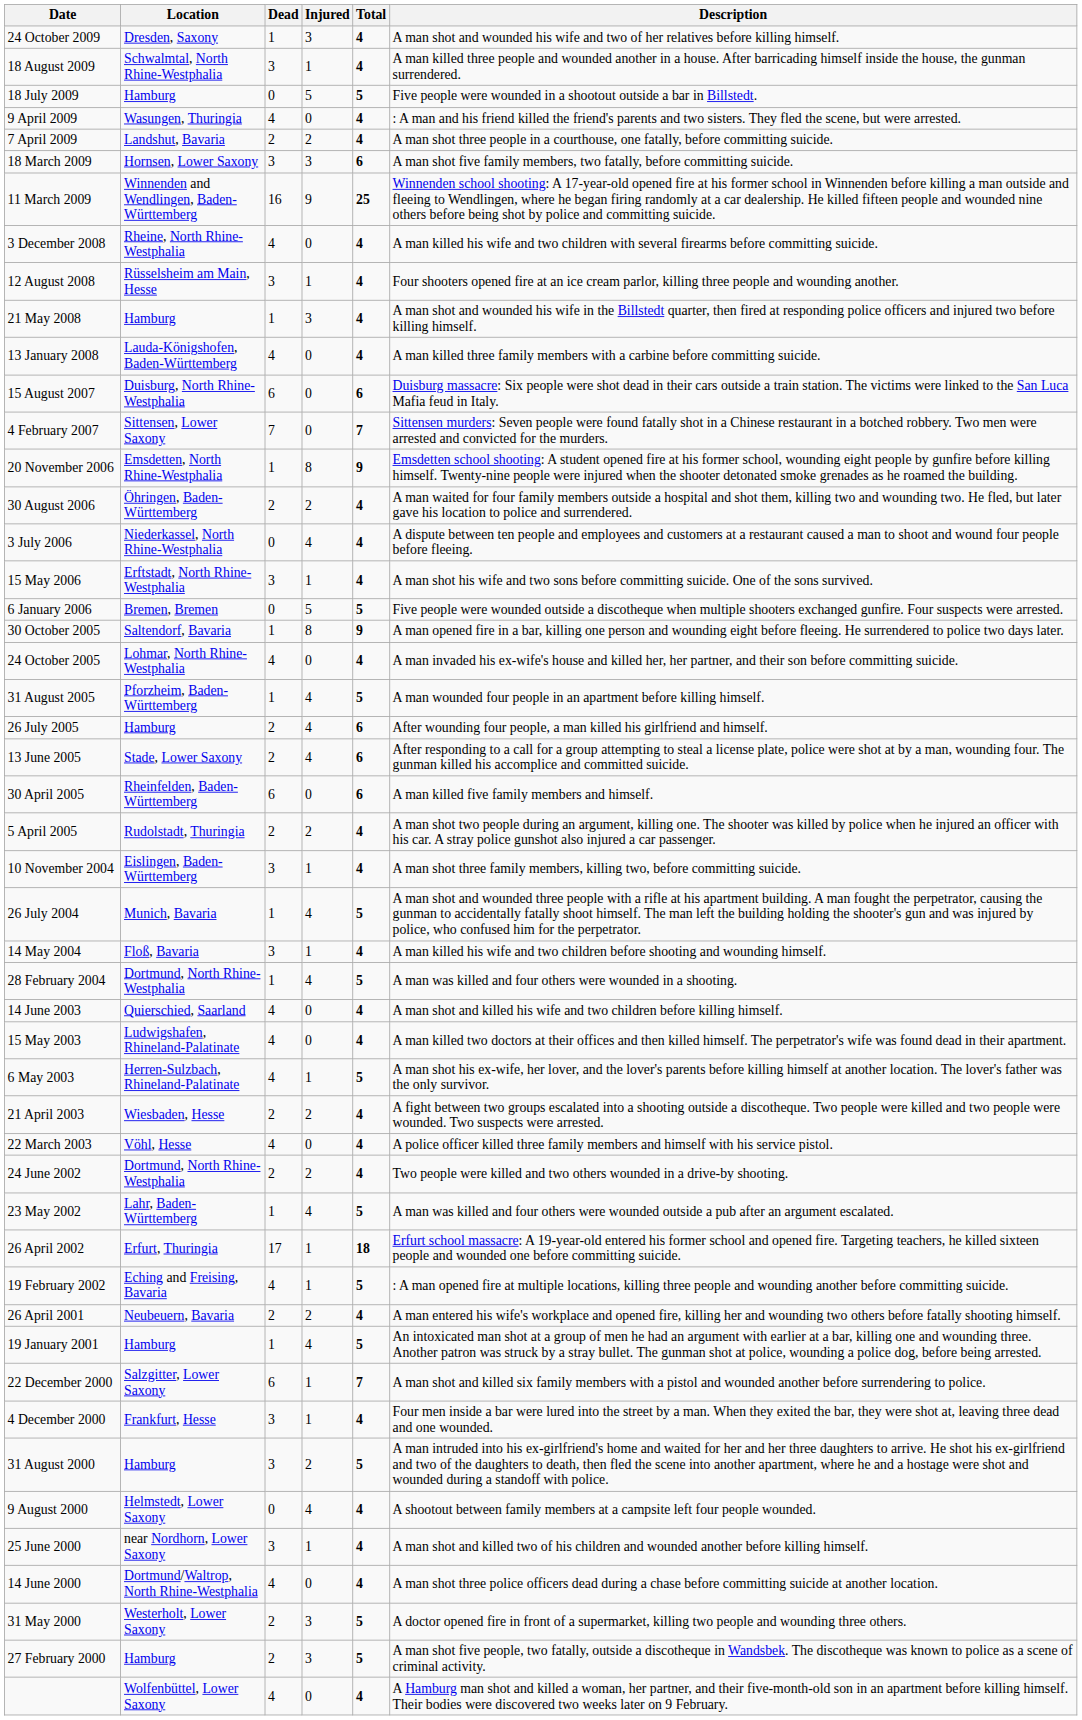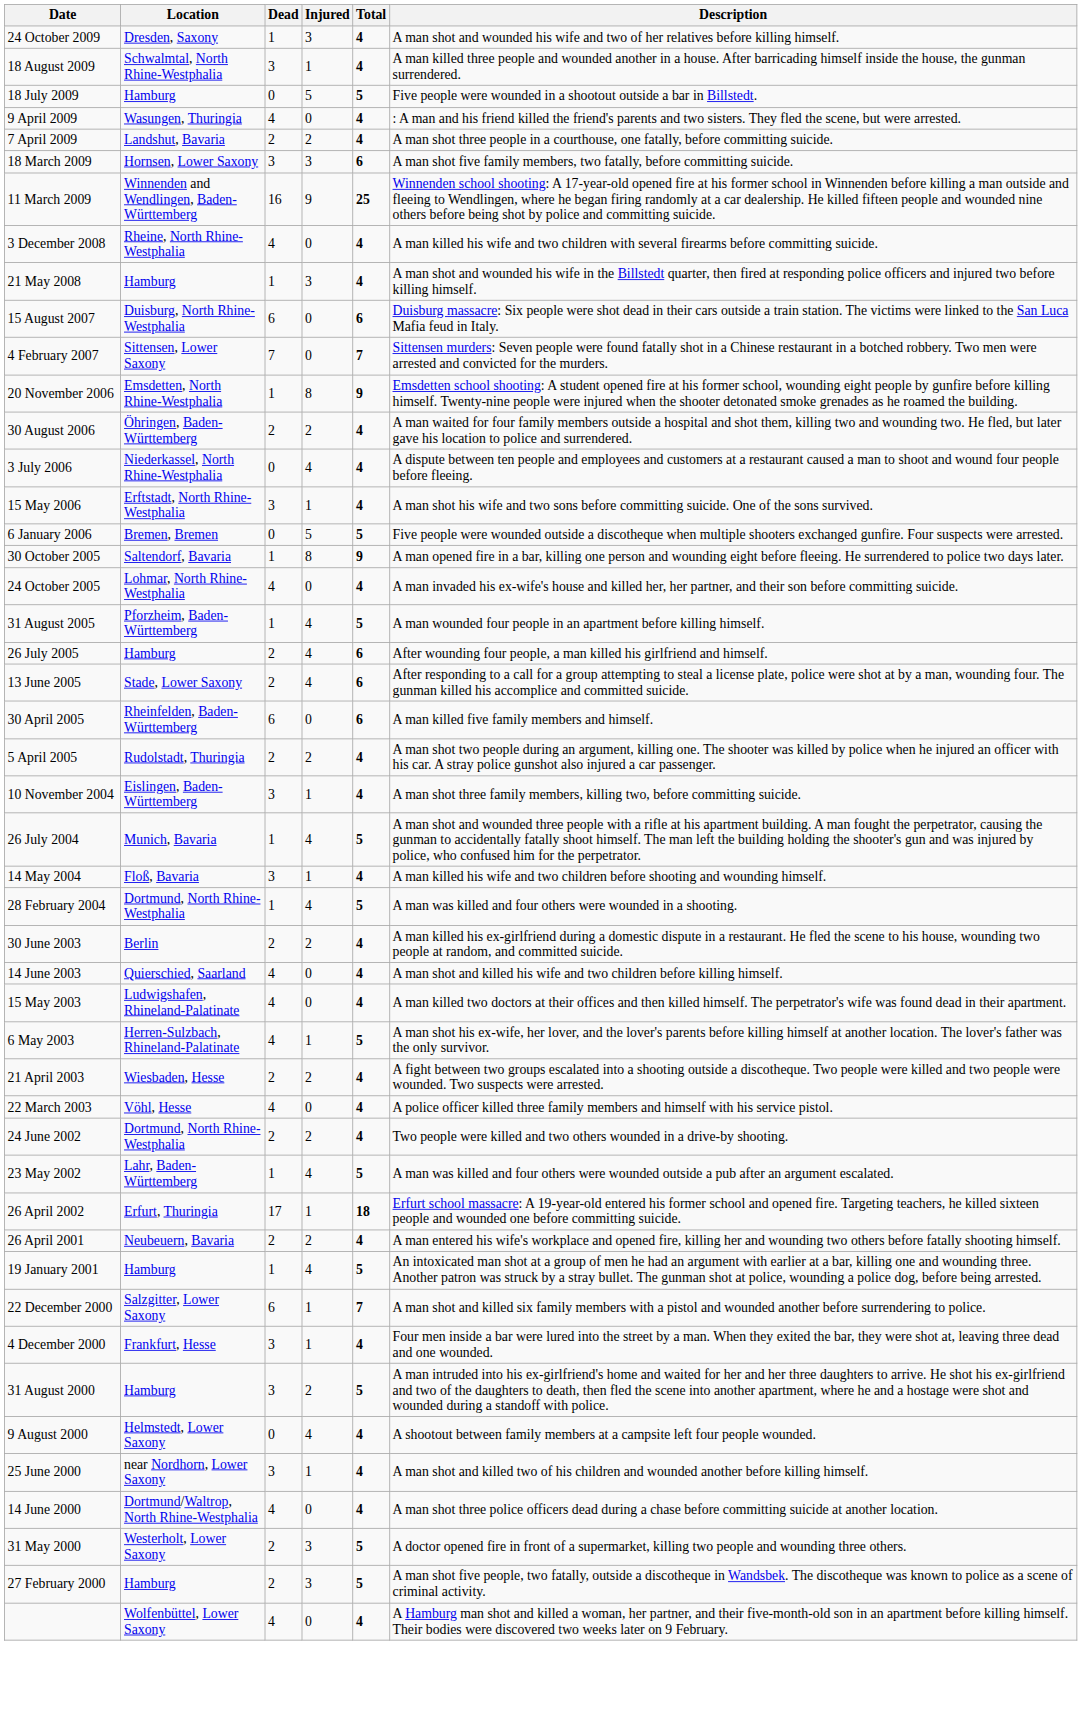- row: (51, 281)
- row: (53, 356)
+ row: (44, 943)
- row: (57, 1285)
